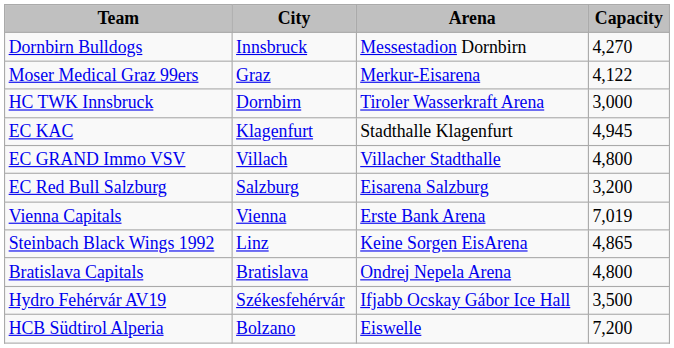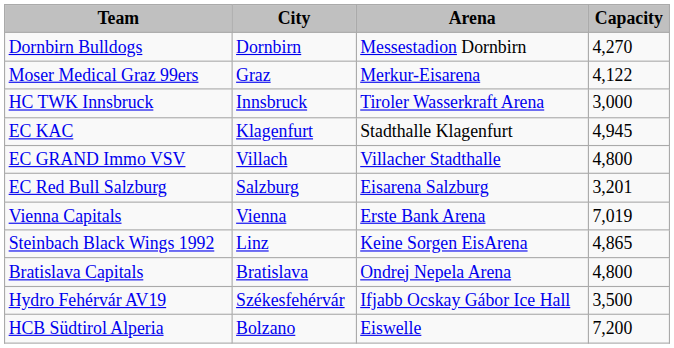(272, 46) Innsbruck -> (269, 46) Dornbirn
(269, 103) Dornbirn -> (272, 103) Innsbruck
(612, 187) 3,200 -> (612, 187) 3,201
